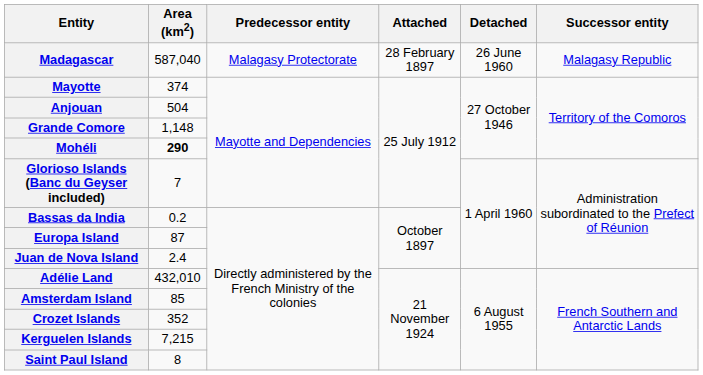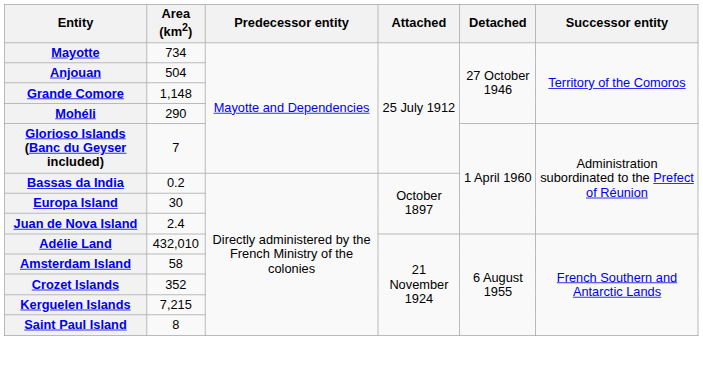- row: (76, 60)
(178, 87) 374 -> (176, 52) 734
(178, 148) bold -> (176, 113) normal
(178, 238) 87 -> (176, 203) 30
(178, 299) 85 -> (176, 264) 58
